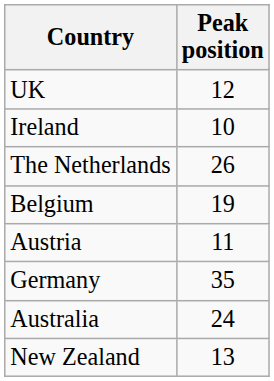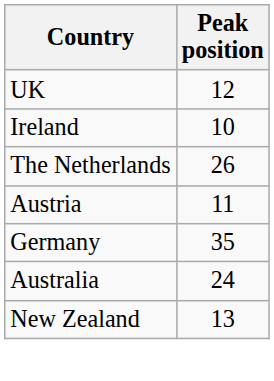- row: (52, 204)
